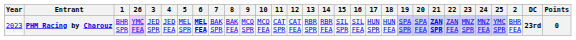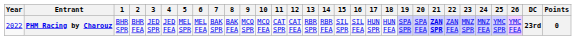columns swapped: (515, 10) <-> (138, 10)
(14, 26) 2023 -> (14, 26) 2022
(201, 26) bold -> (201, 26) normal
